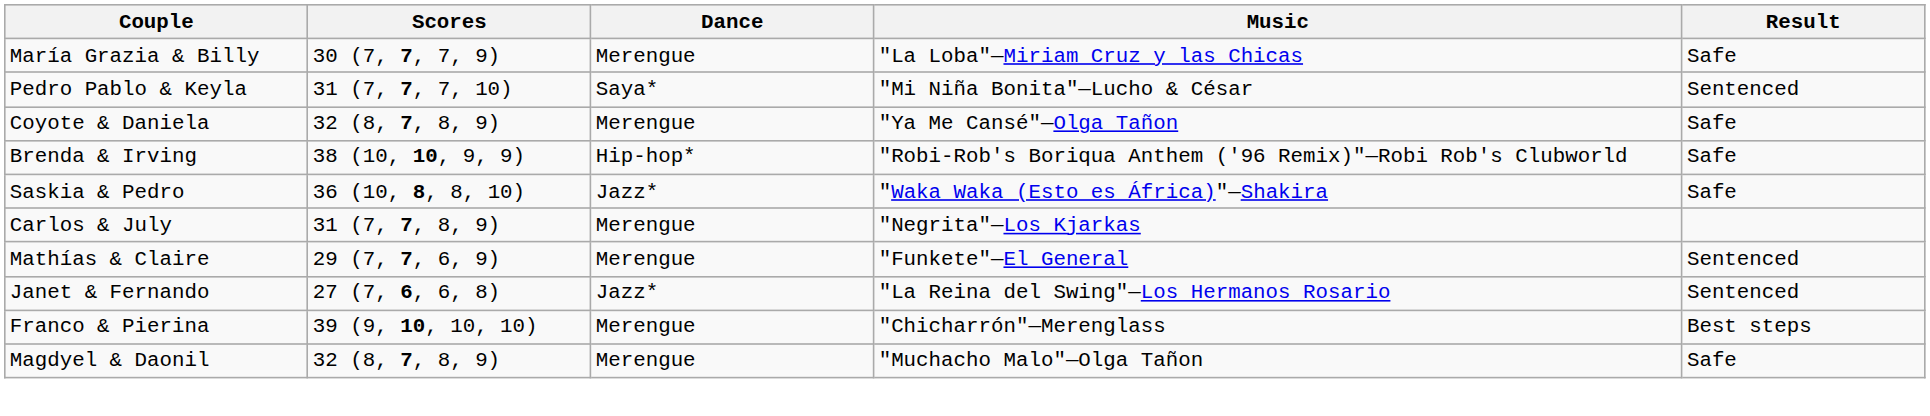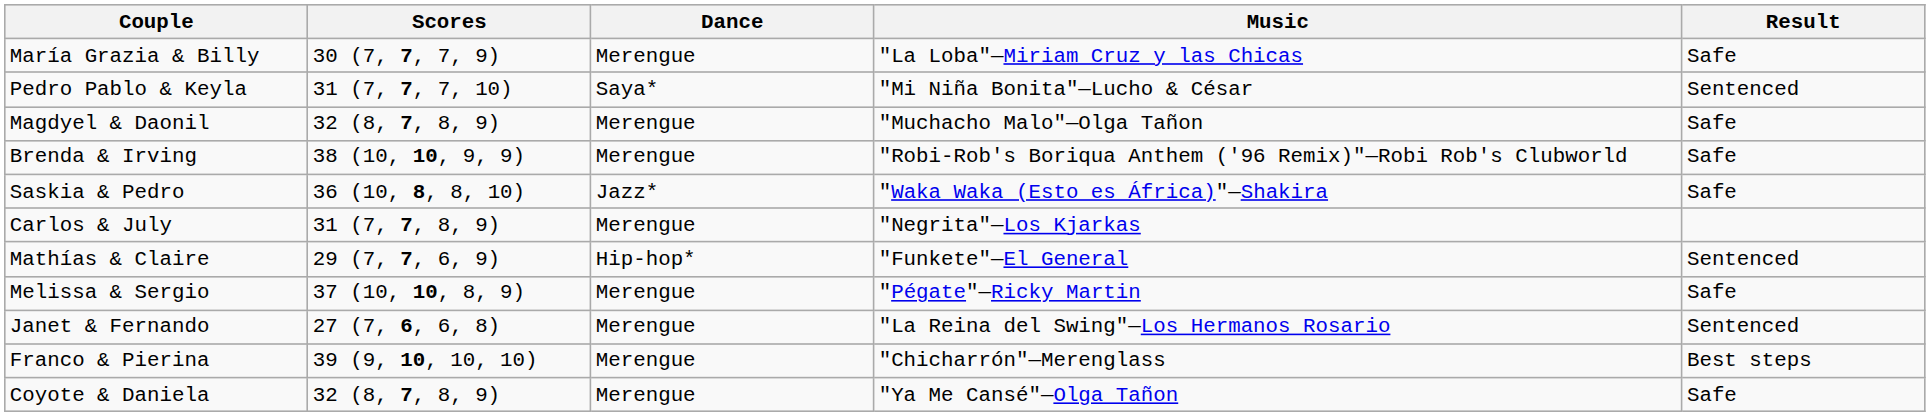rows swapped: (110, 361) <-> (110, 123)
(646, 157) Hip-hop* -> (646, 157) Merengue
(646, 259) Merengue -> (646, 259) Hip-hop*
+ row: (110, 293)
(627, 293) Jazz* -> (646, 327) Merengue
